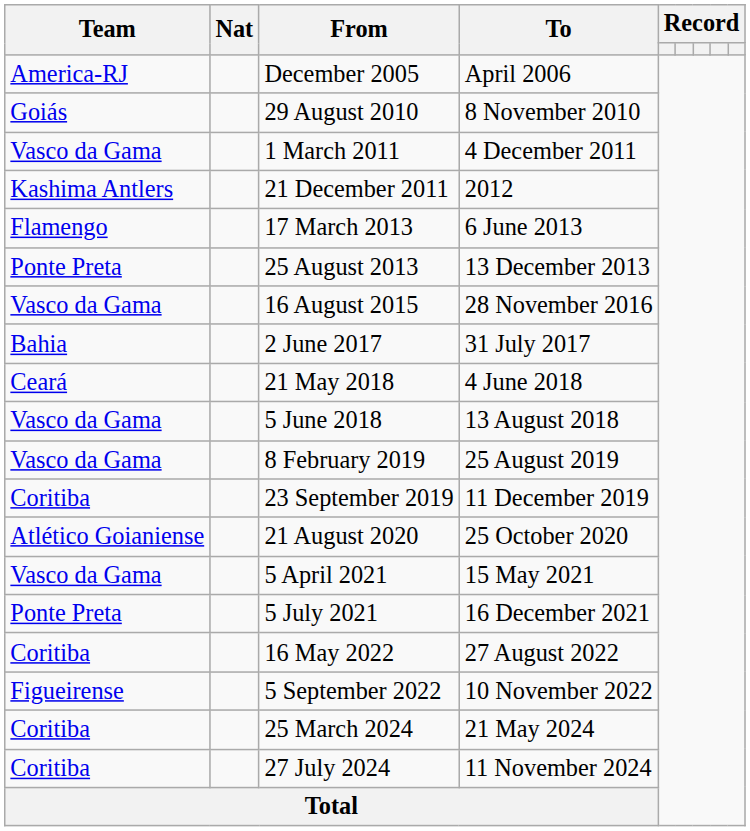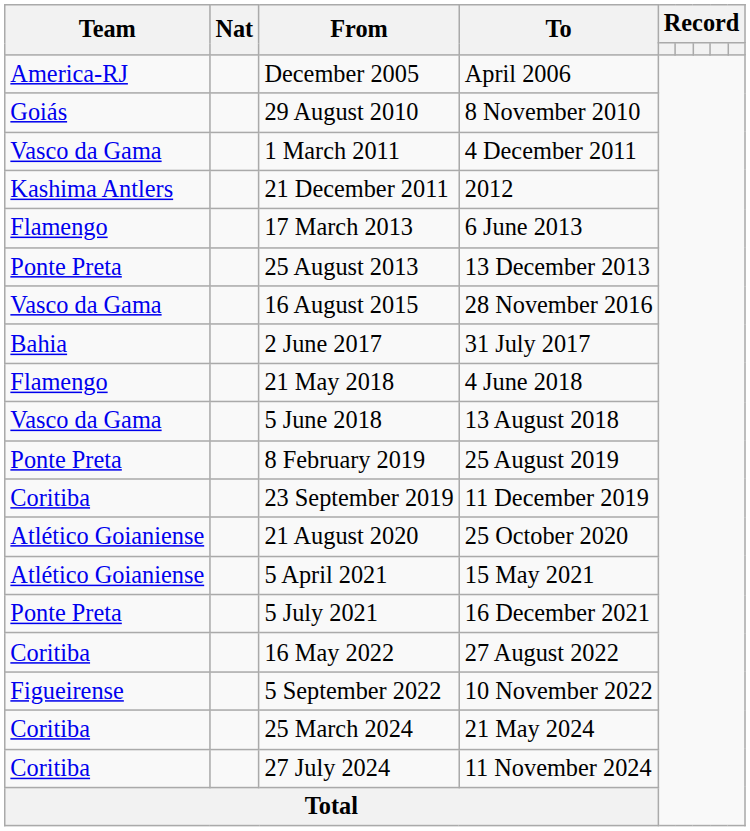(39, 382) Ceará -> (59, 382) Flamengo
(86, 459) Vasco da Gama -> (66, 459) Ponte Preta
(86, 574) Vasco da Gama -> (107, 574) Atlético Goianiense
